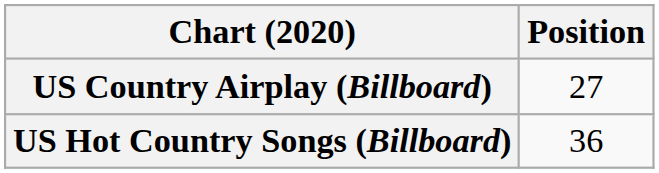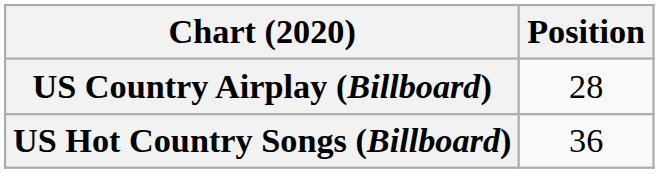(586, 85) 27 -> (586, 85) 28
